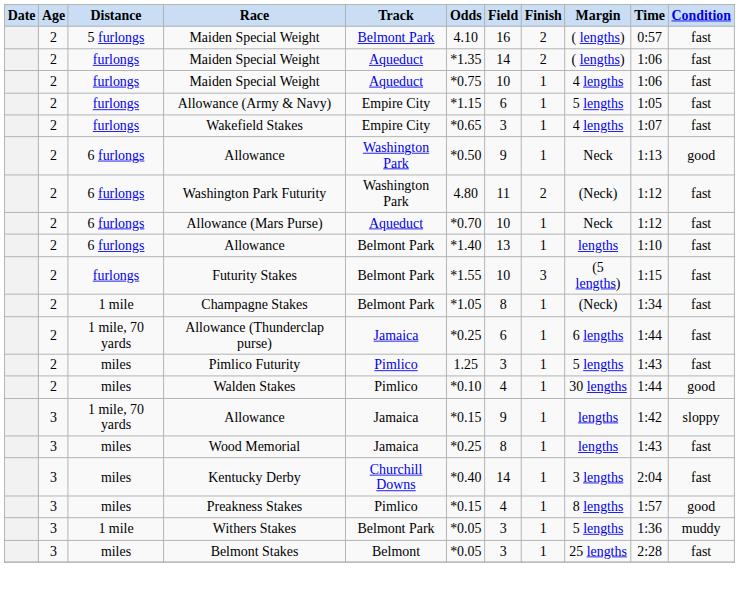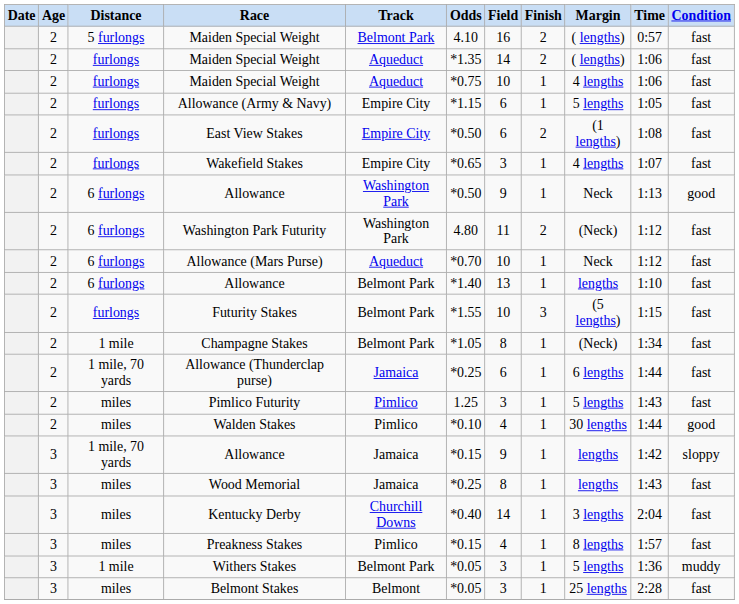+ row: (116, 133)
(701, 506) good -> (701, 544) fast
